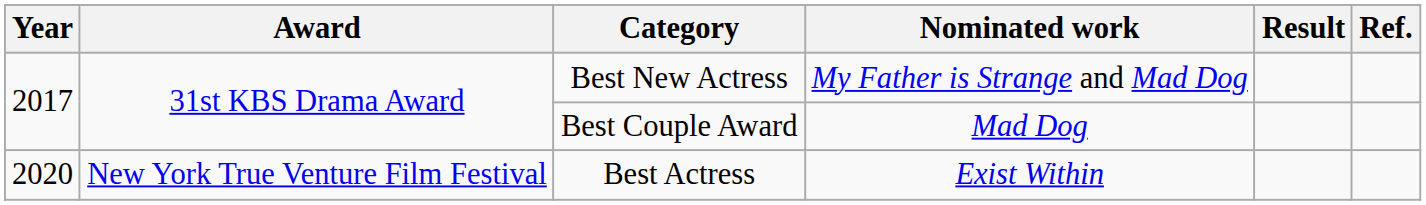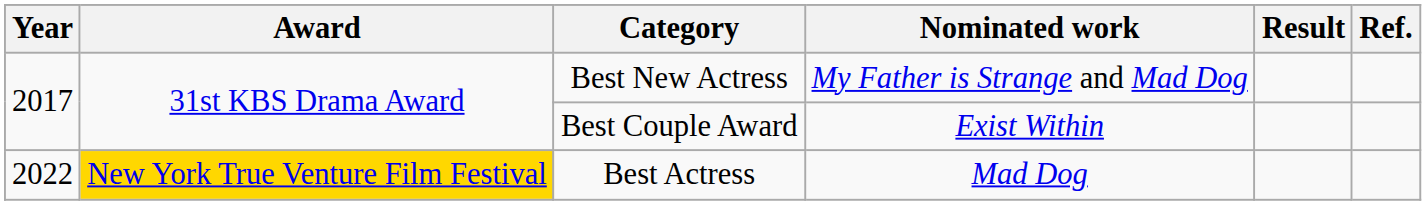(1030, 125) Mad Dog -> (1030, 125) Exist Within
(43, 174) 2020 -> (43, 174) 2022
(317, 174) no background -> (317, 174) gold background
(1030, 174) Exist Within -> (1030, 174) Mad Dog
